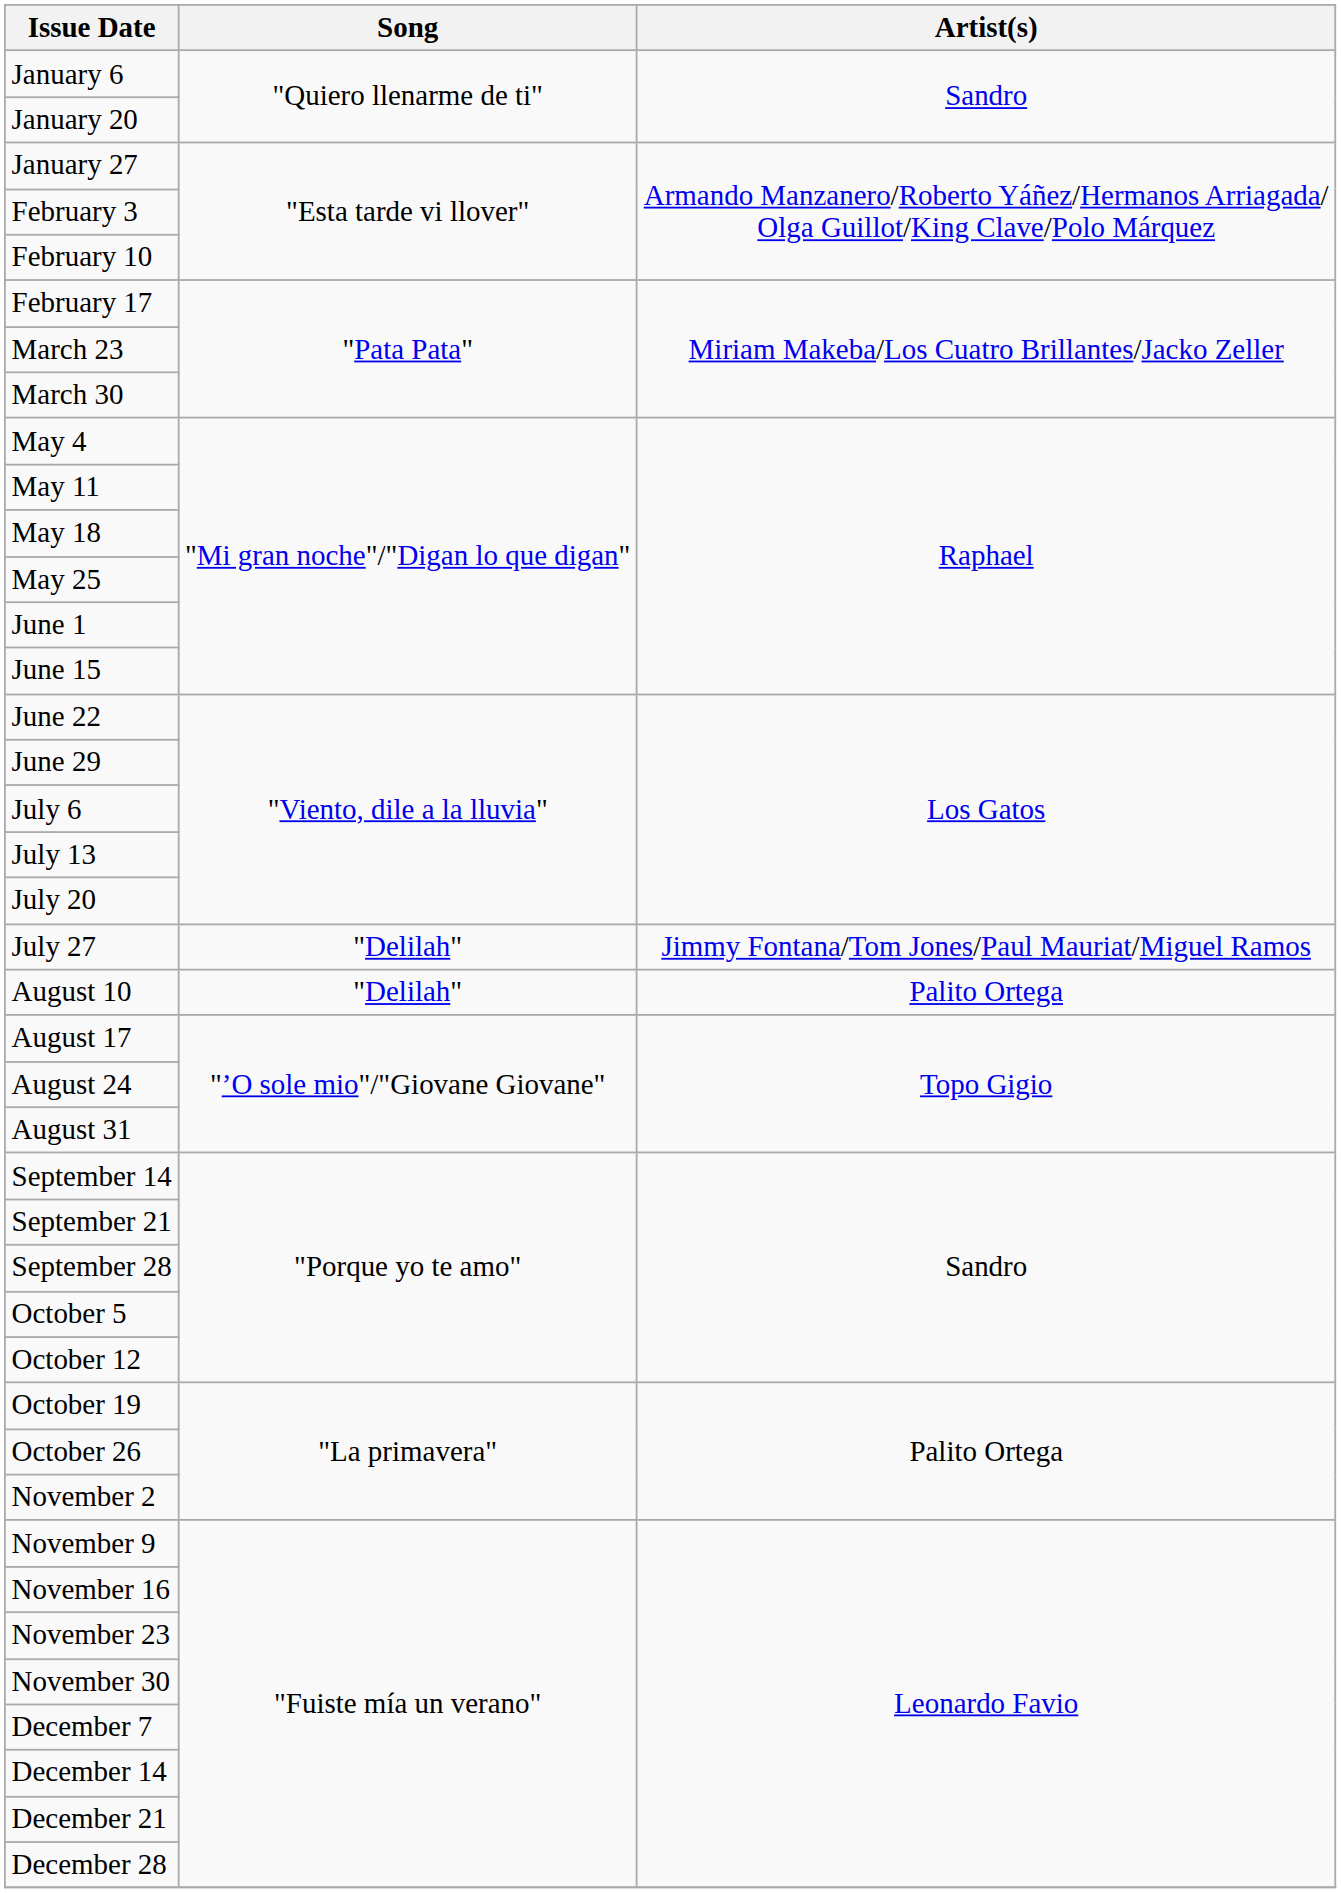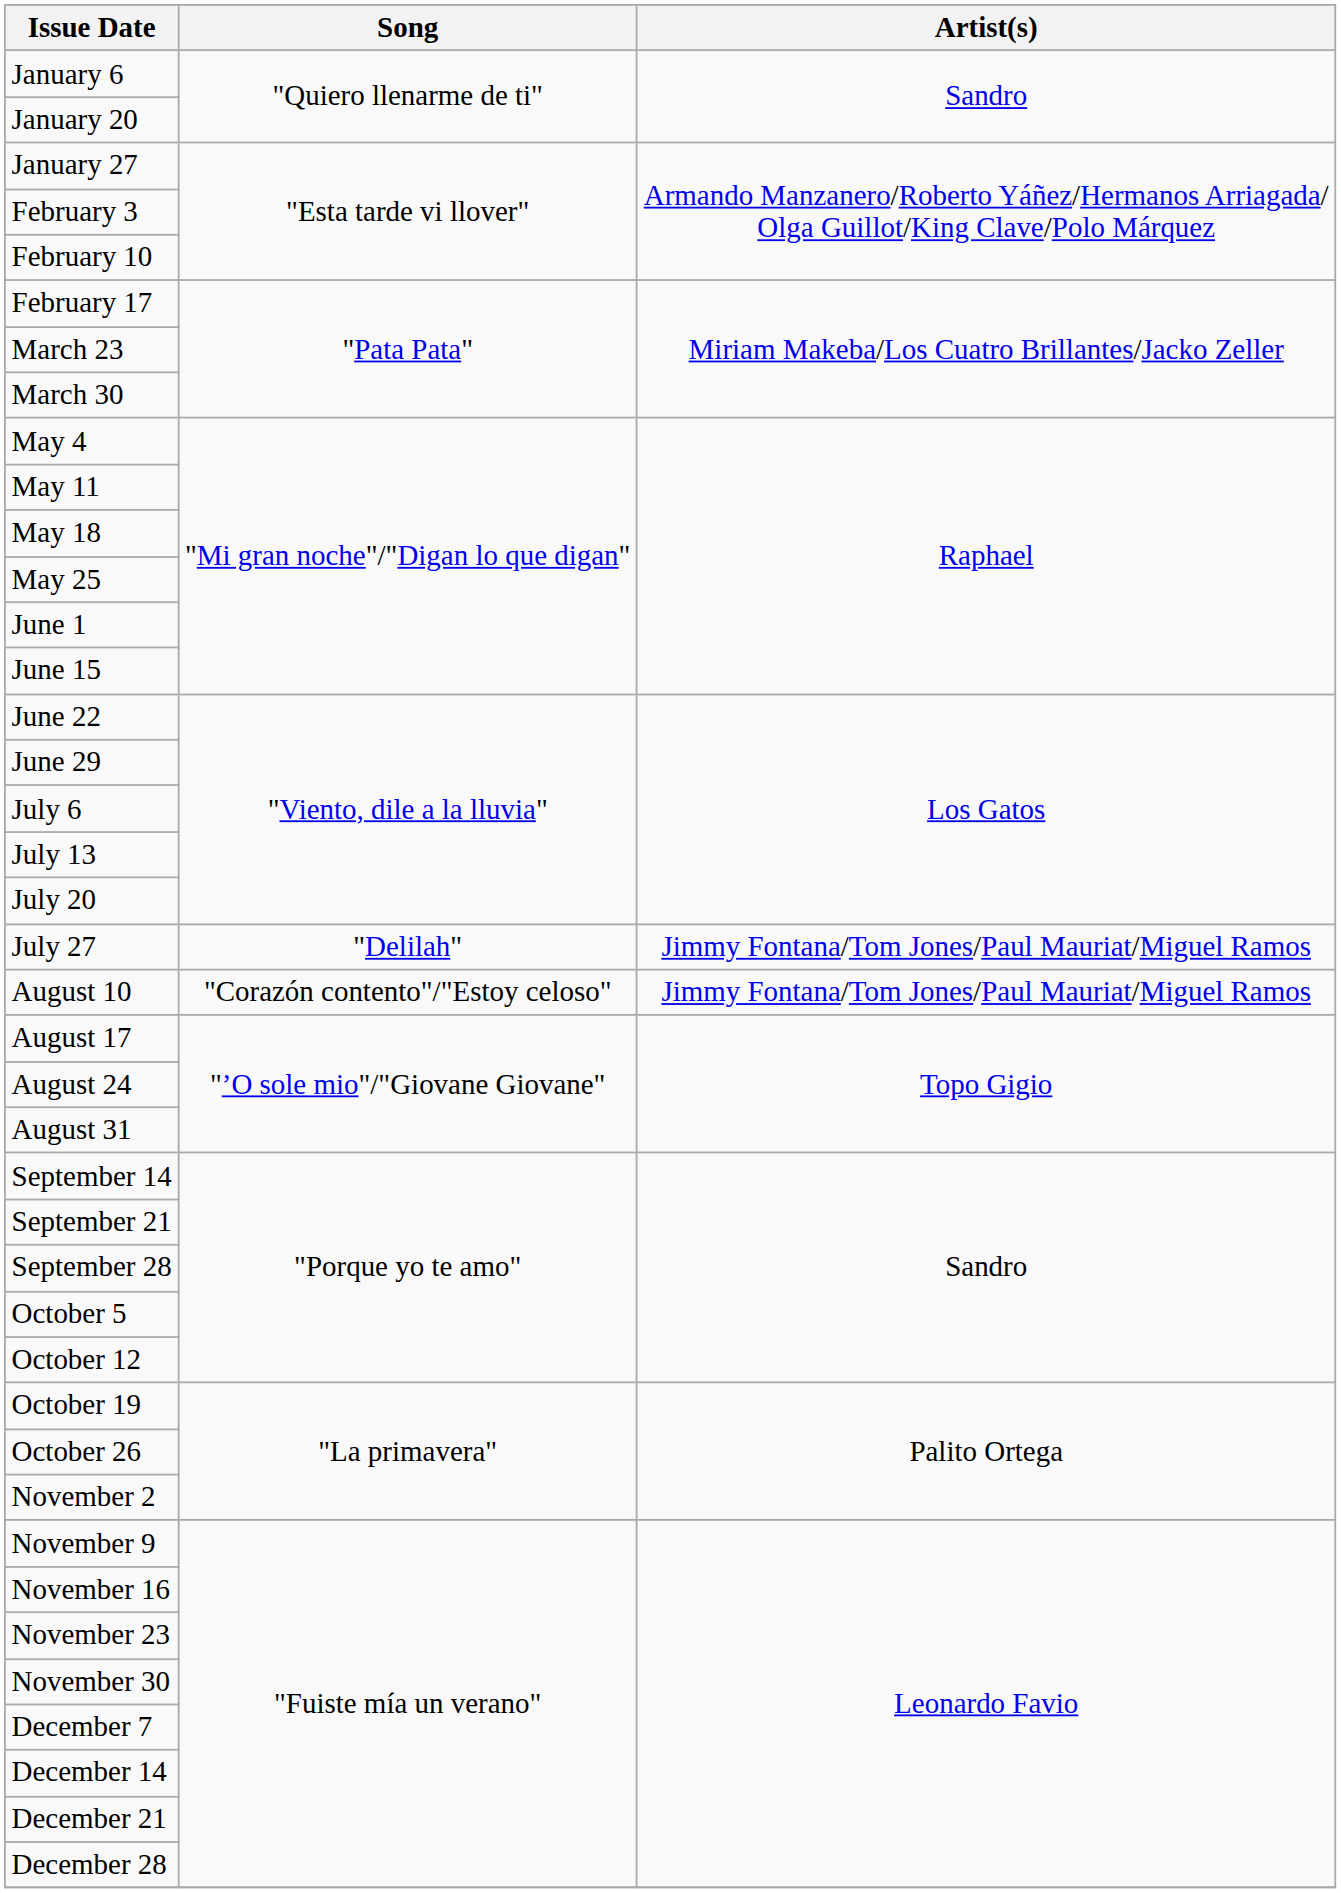(408, 991) "Delilah" -> (408, 991) "Corazón contento"/"Estoy celoso"
(986, 991) Palito Ortega -> (986, 991) Jimmy Fontana/Tom Jones/Paul Mauriat/Miguel Ramos
